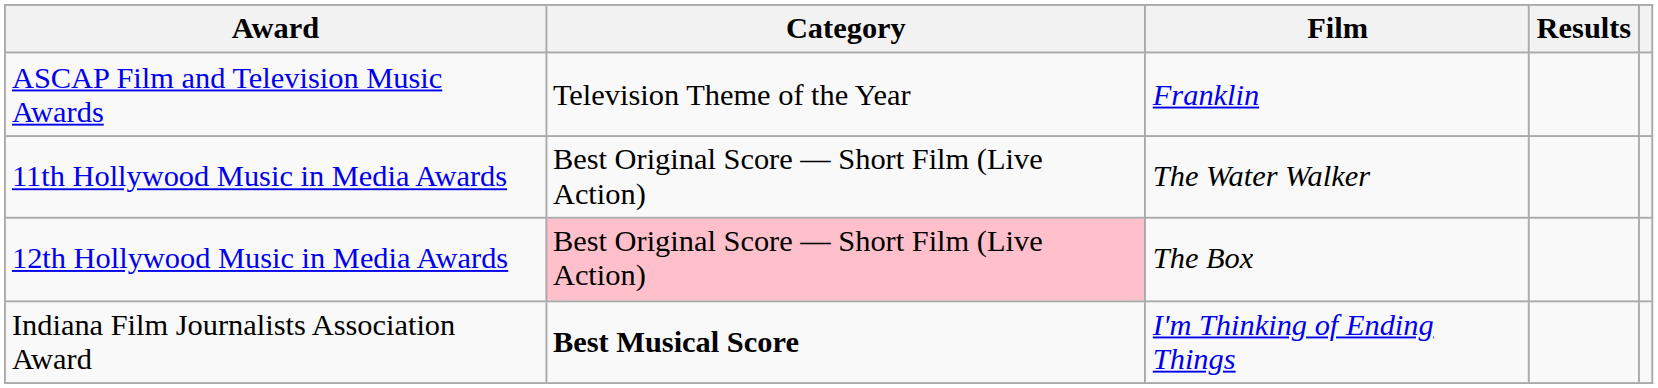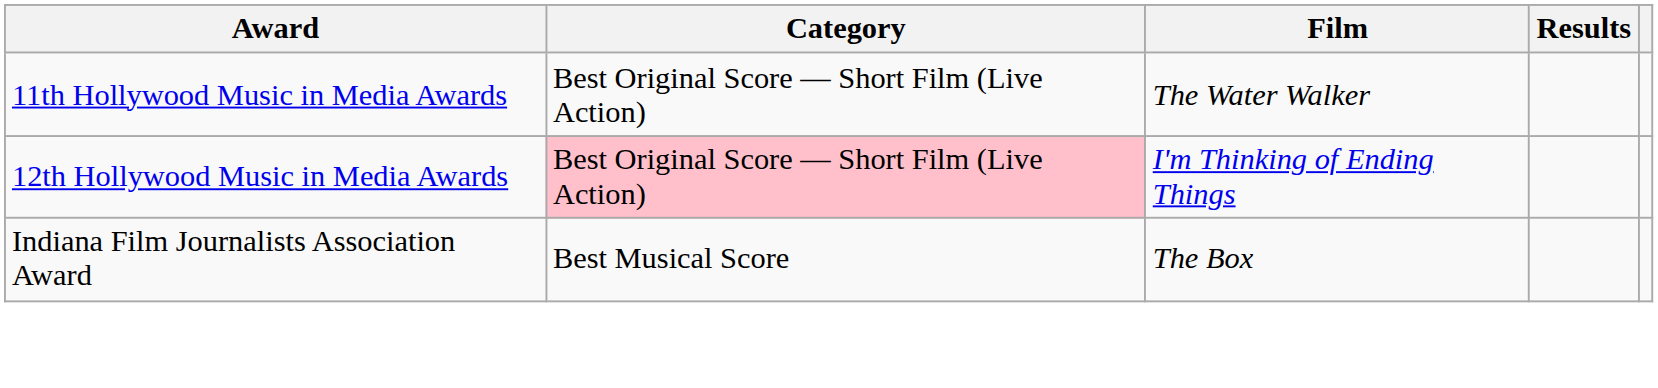- row: (227, 93)
(1203, 258) The Box -> (1293, 176) I'm Thinking of Ending Things
(676, 341) bold -> (671, 258) normal
(1293, 341) I'm Thinking of Ending Things -> (1203, 258) The Box
